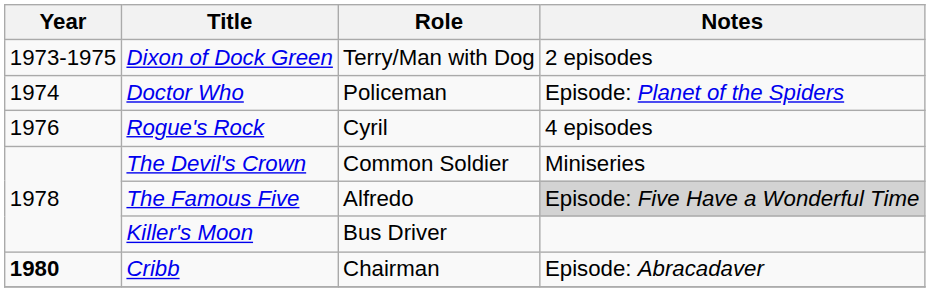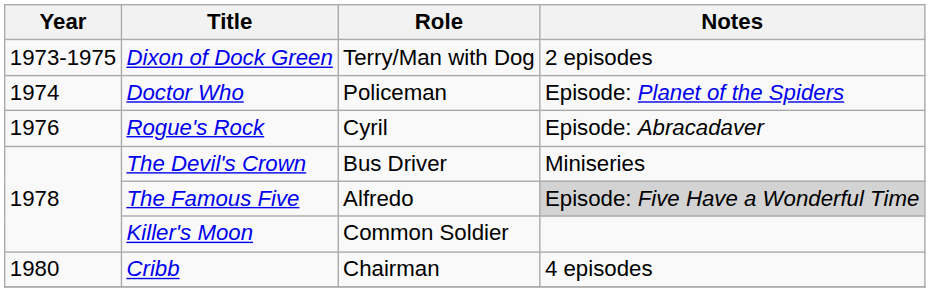(599, 127) 4 episodes -> (654, 127) Episode: Abracadaver
(426, 163) Common Soldier -> (395, 163) Bus Driver
(395, 233) Bus Driver -> (426, 233) Common Soldier
(35, 269) bold -> (35, 269) normal
(654, 269) Episode: Abracadaver -> (599, 269) 4 episodes
